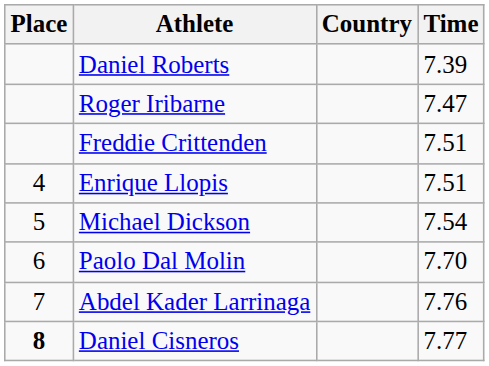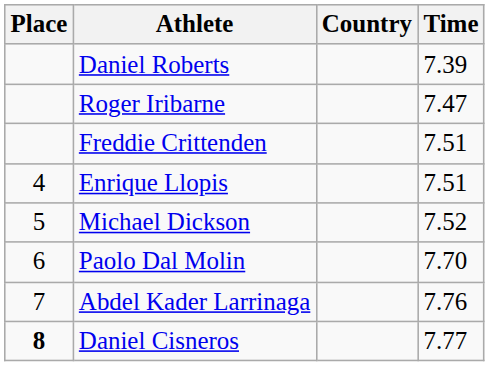(445, 222) 7.54 -> (445, 222) 7.52
